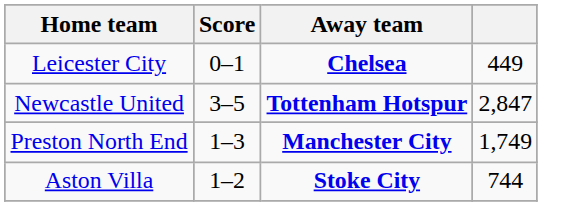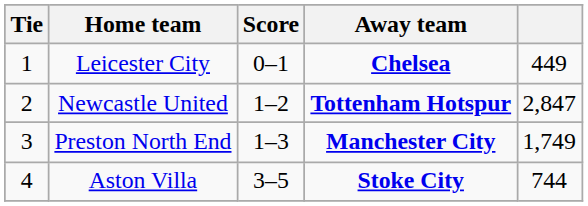+ column: (27, 23)
(227, 102) 3–5 -> (271, 102) 1–2
(227, 180) 1–2 -> (271, 180) 3–5
